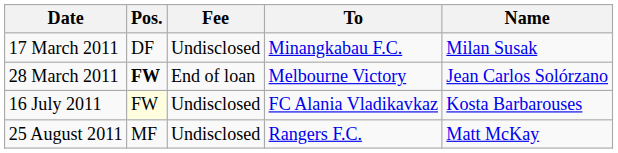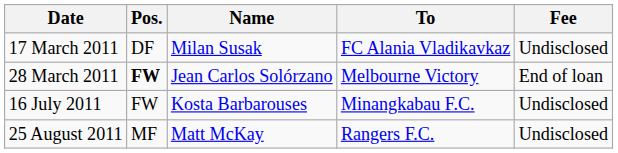columns swapped: (527, 18) <-> (216, 18)
(335, 47) Minangkabau F.C. -> (426, 47) FC Alania Vladikavkaz
(144, 104) lightyellow background -> (144, 104) no background
(353, 104) FC Alania Vladikavkaz -> (408, 104) Minangkabau F.C.
